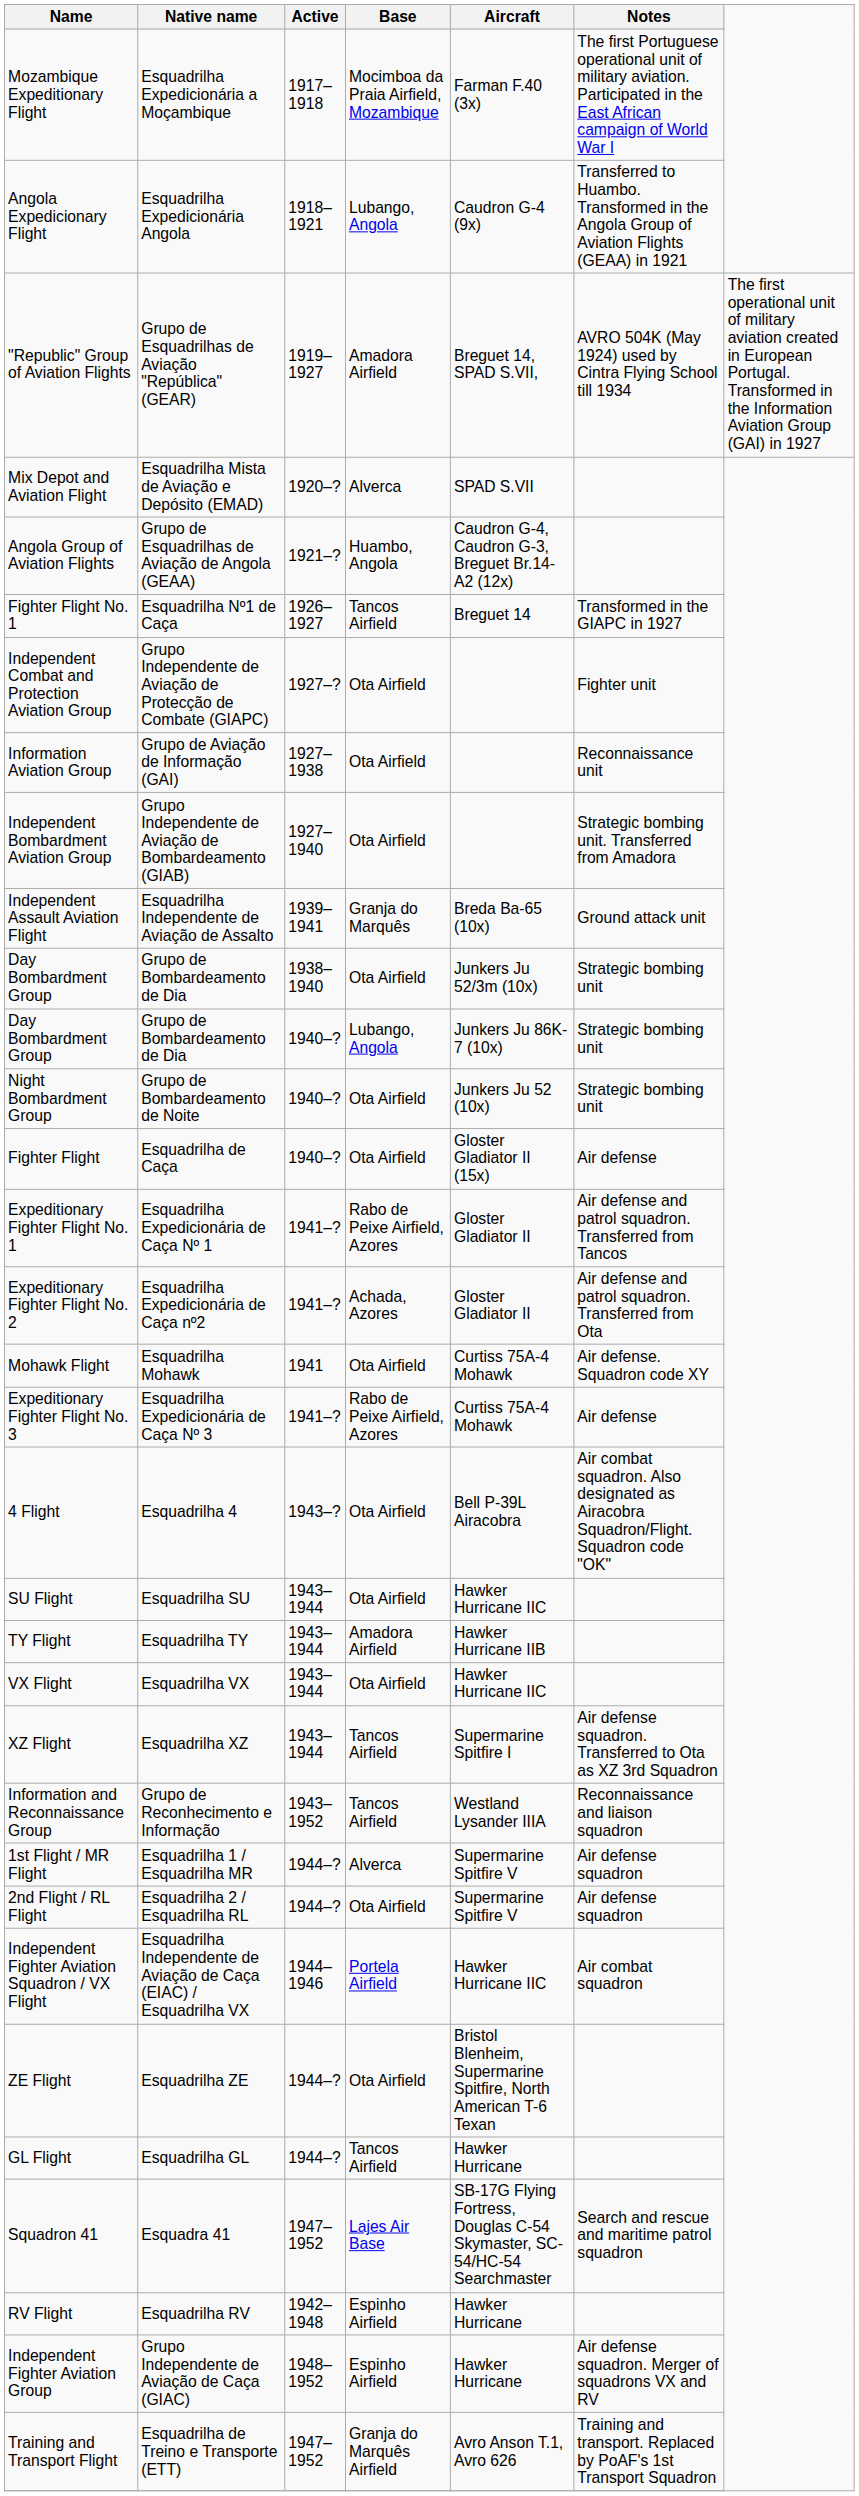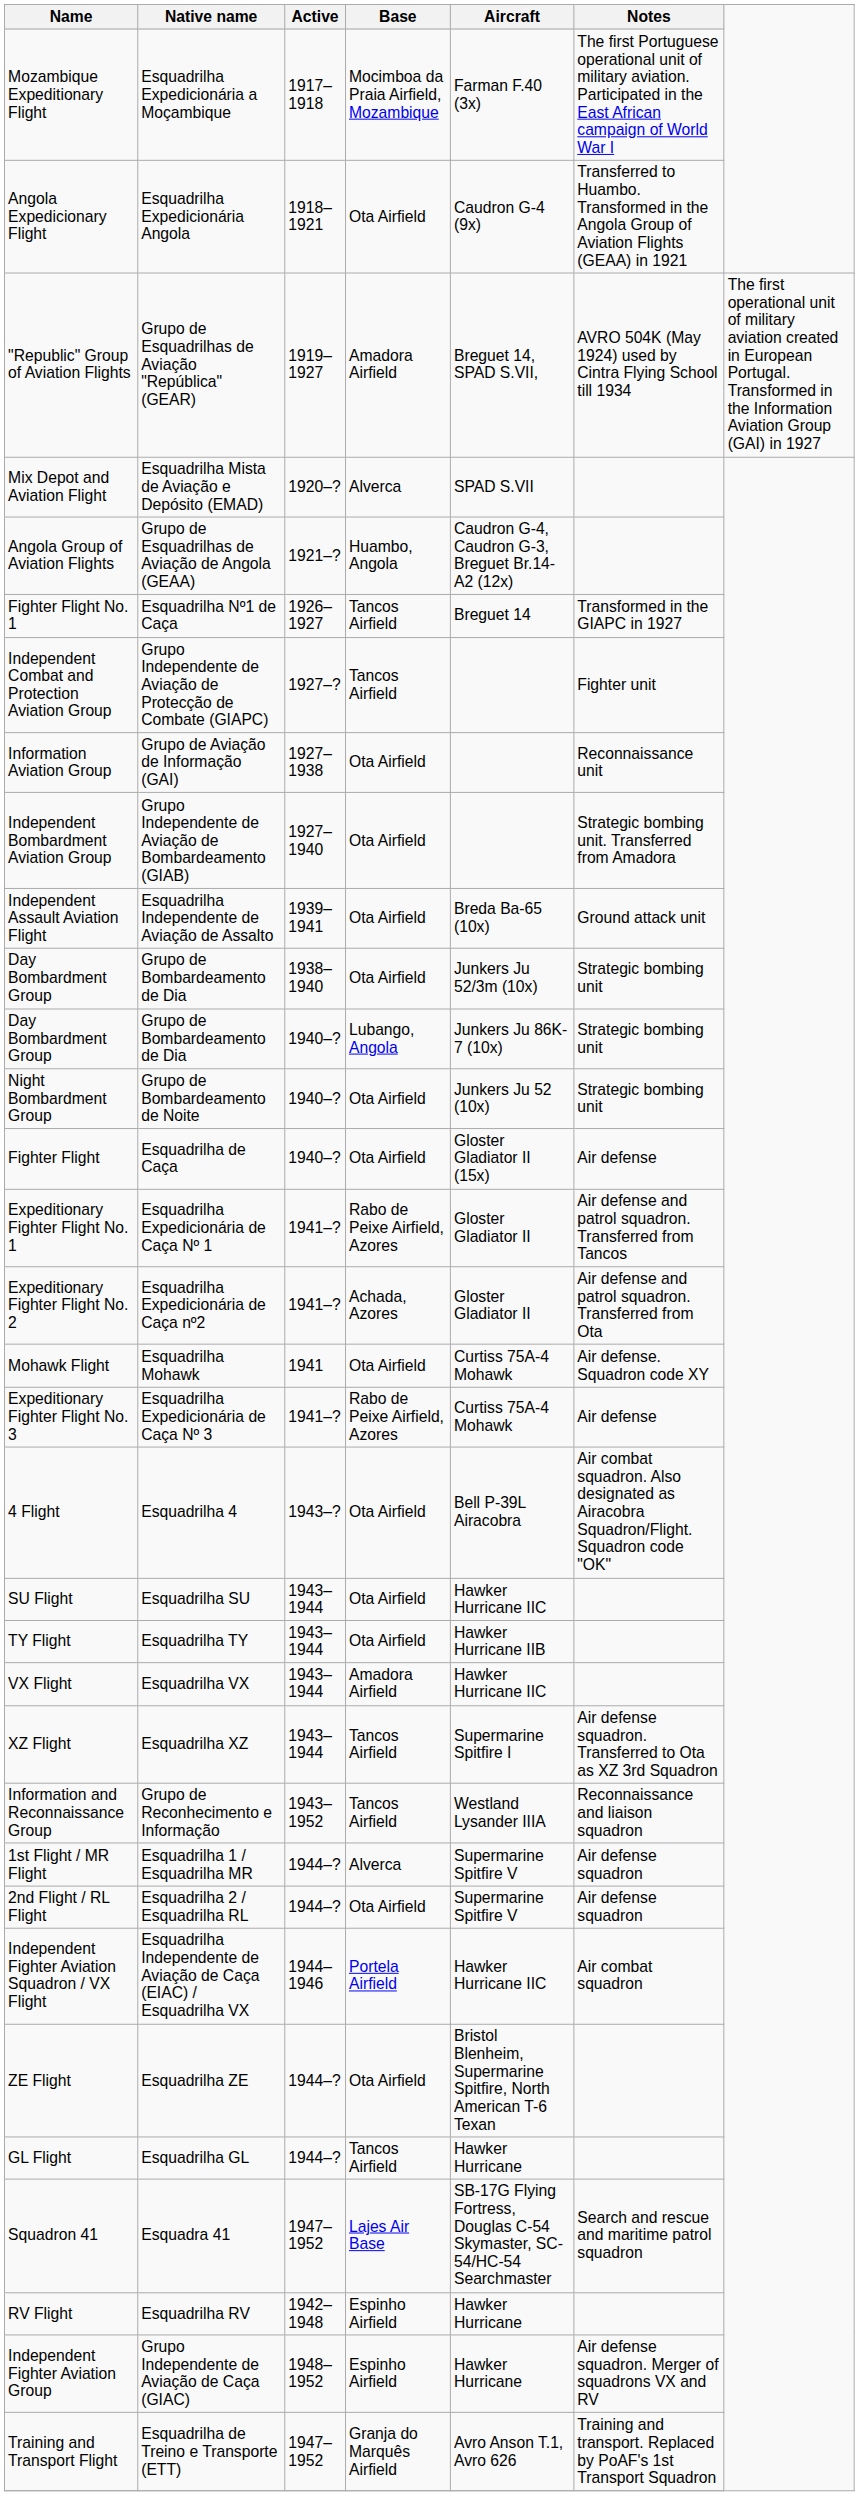(382, 216) Lubango, Angola -> (387, 216) Ota Airfield
(387, 684) Ota Airfield -> (374, 684) Tancos Airfield
(383, 918) Granja do Marquês -> (387, 918) Ota Airfield
(381, 1641) Amadora Airfield -> (387, 1641) Ota Airfield
(387, 1684) Ota Airfield -> (381, 1684) Amadora Airfield
